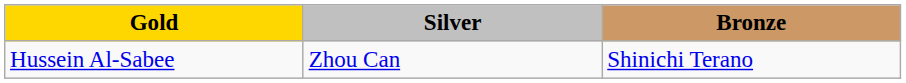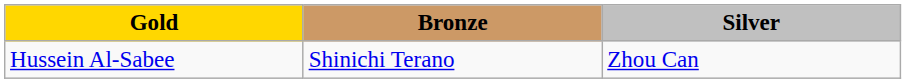columns swapped: (453, 22) <-> (751, 22)
